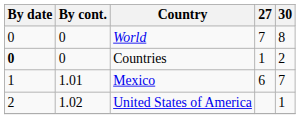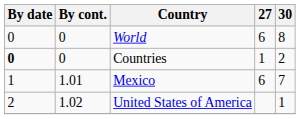(262, 37) 7 -> (262, 37) 6
